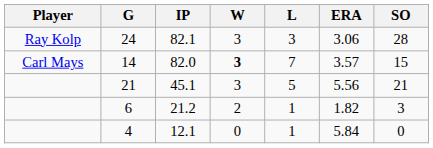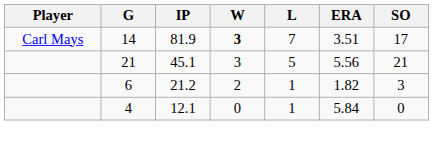- row: (128, 39)
(183, 62) 82.0 -> (183, 39) 81.9
(346, 62) 3.57 -> (346, 39) 3.51
(401, 62) 15 -> (401, 39) 17
